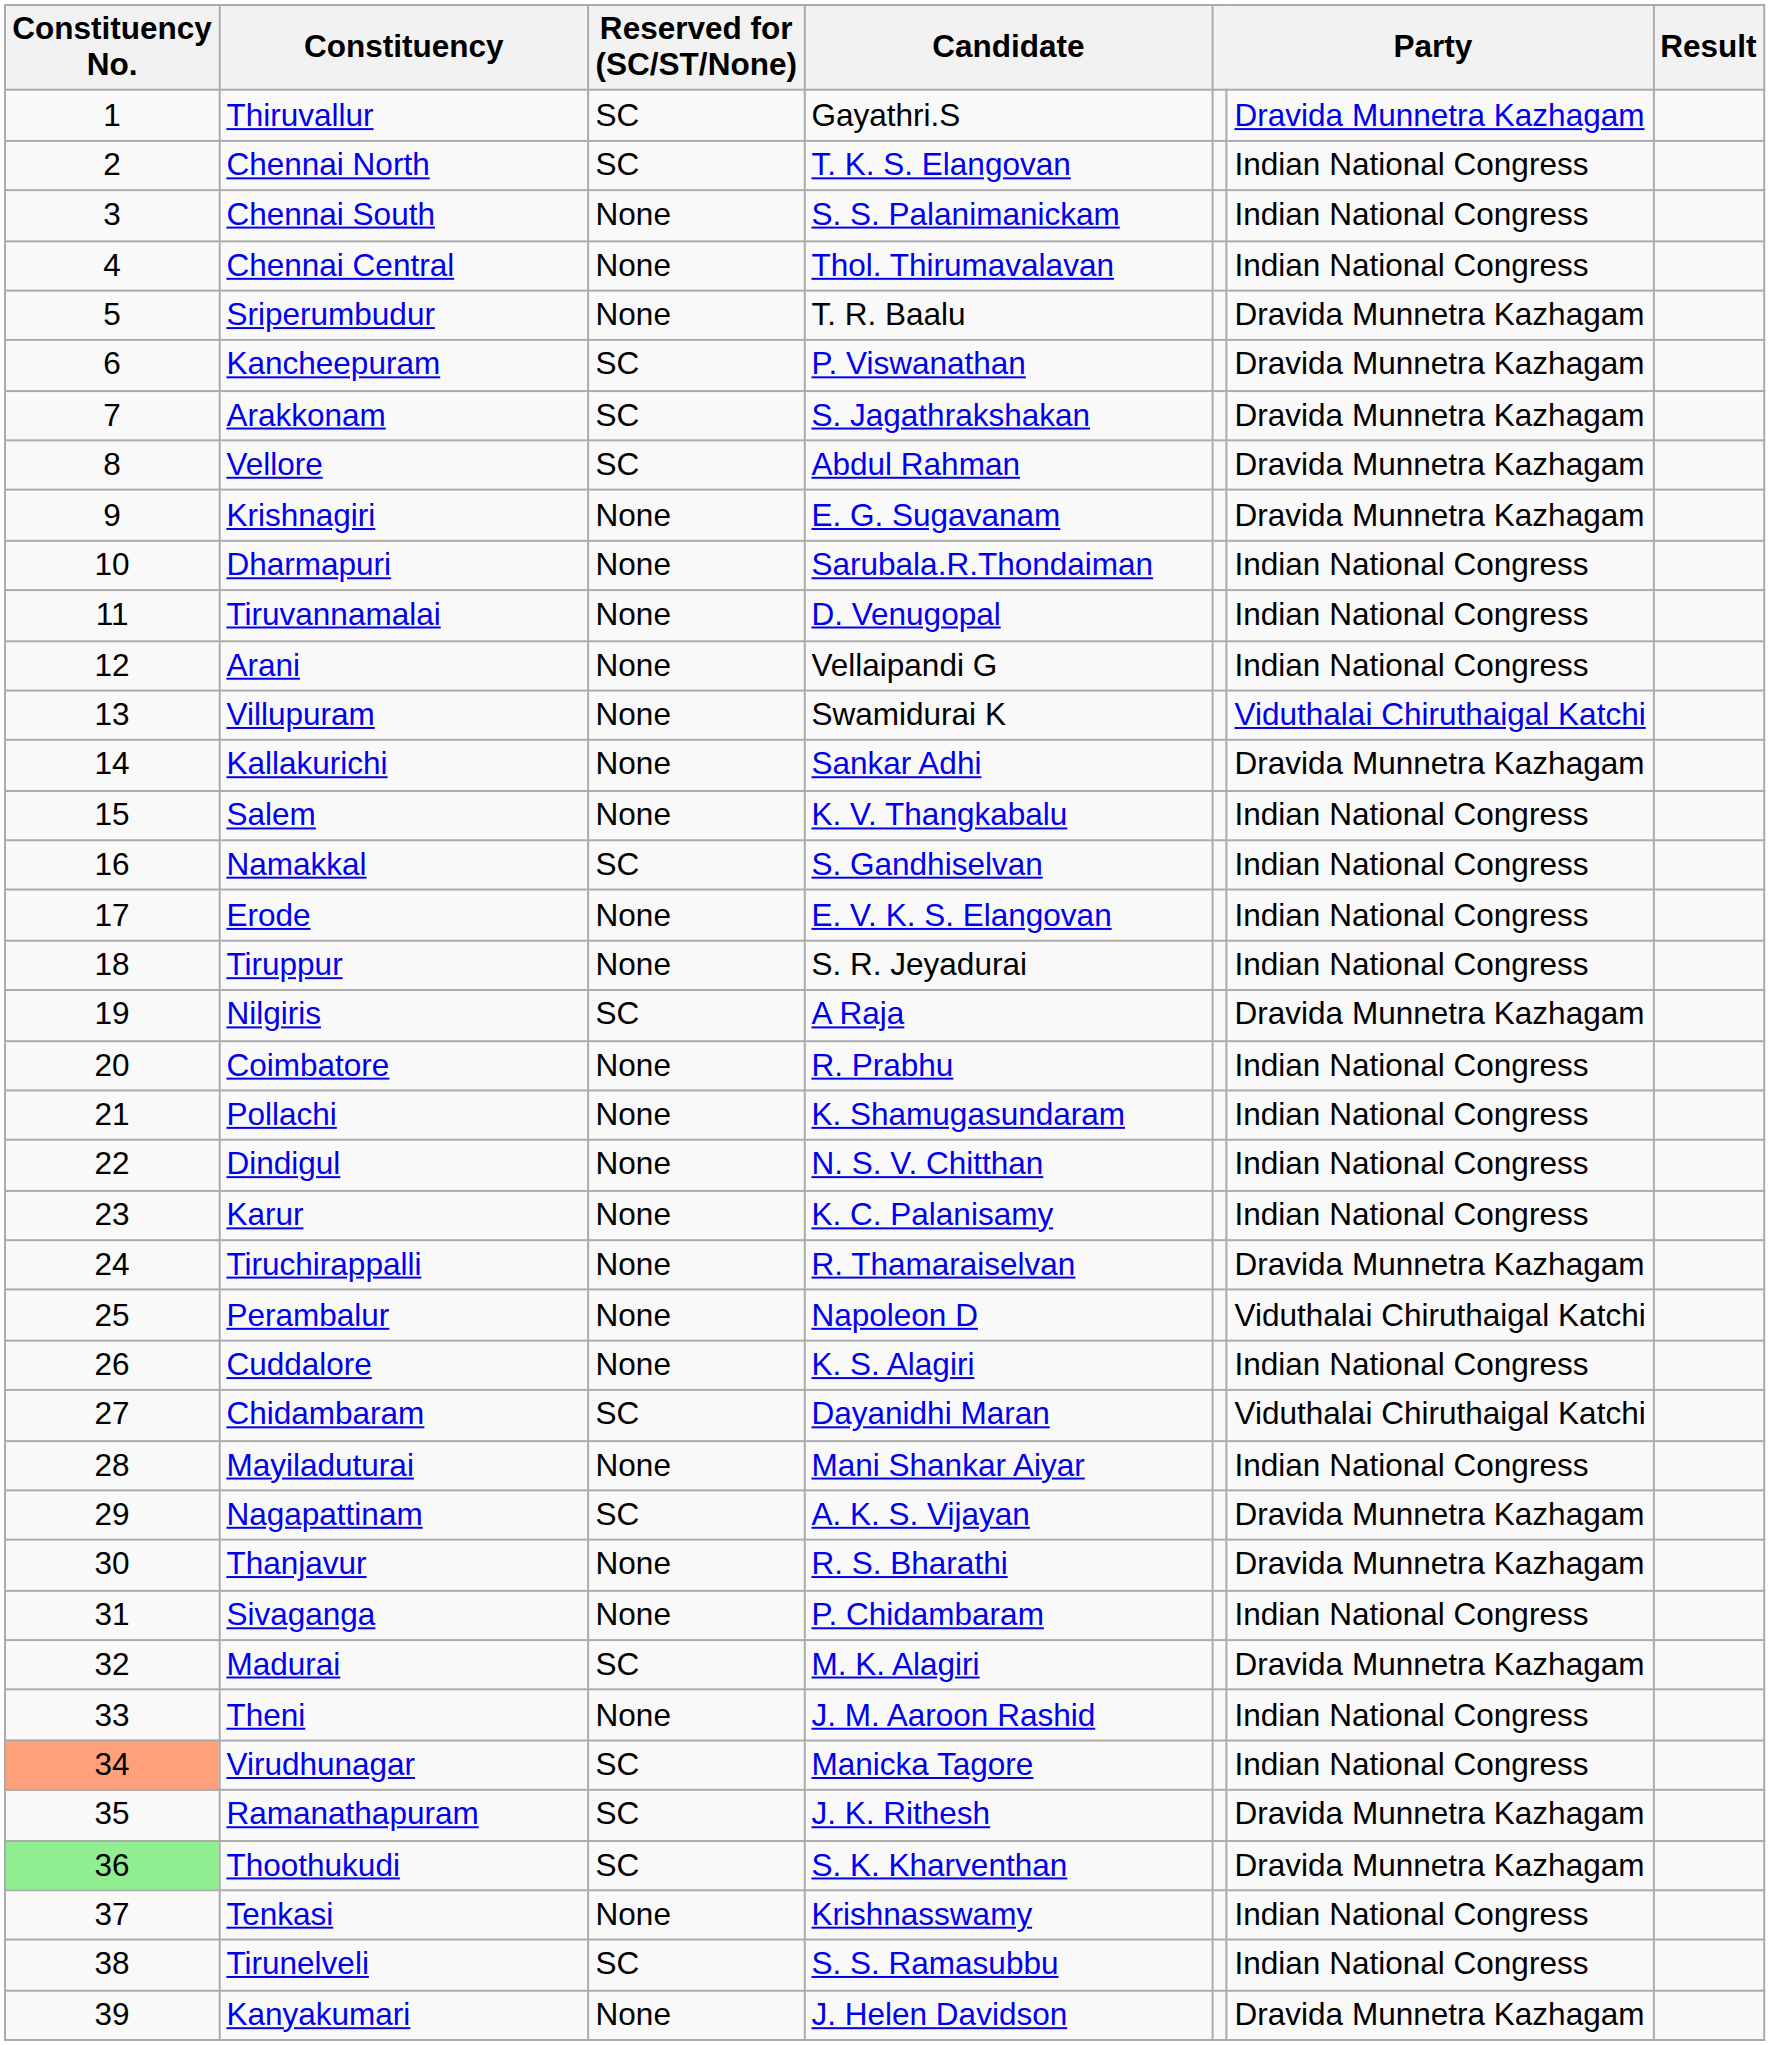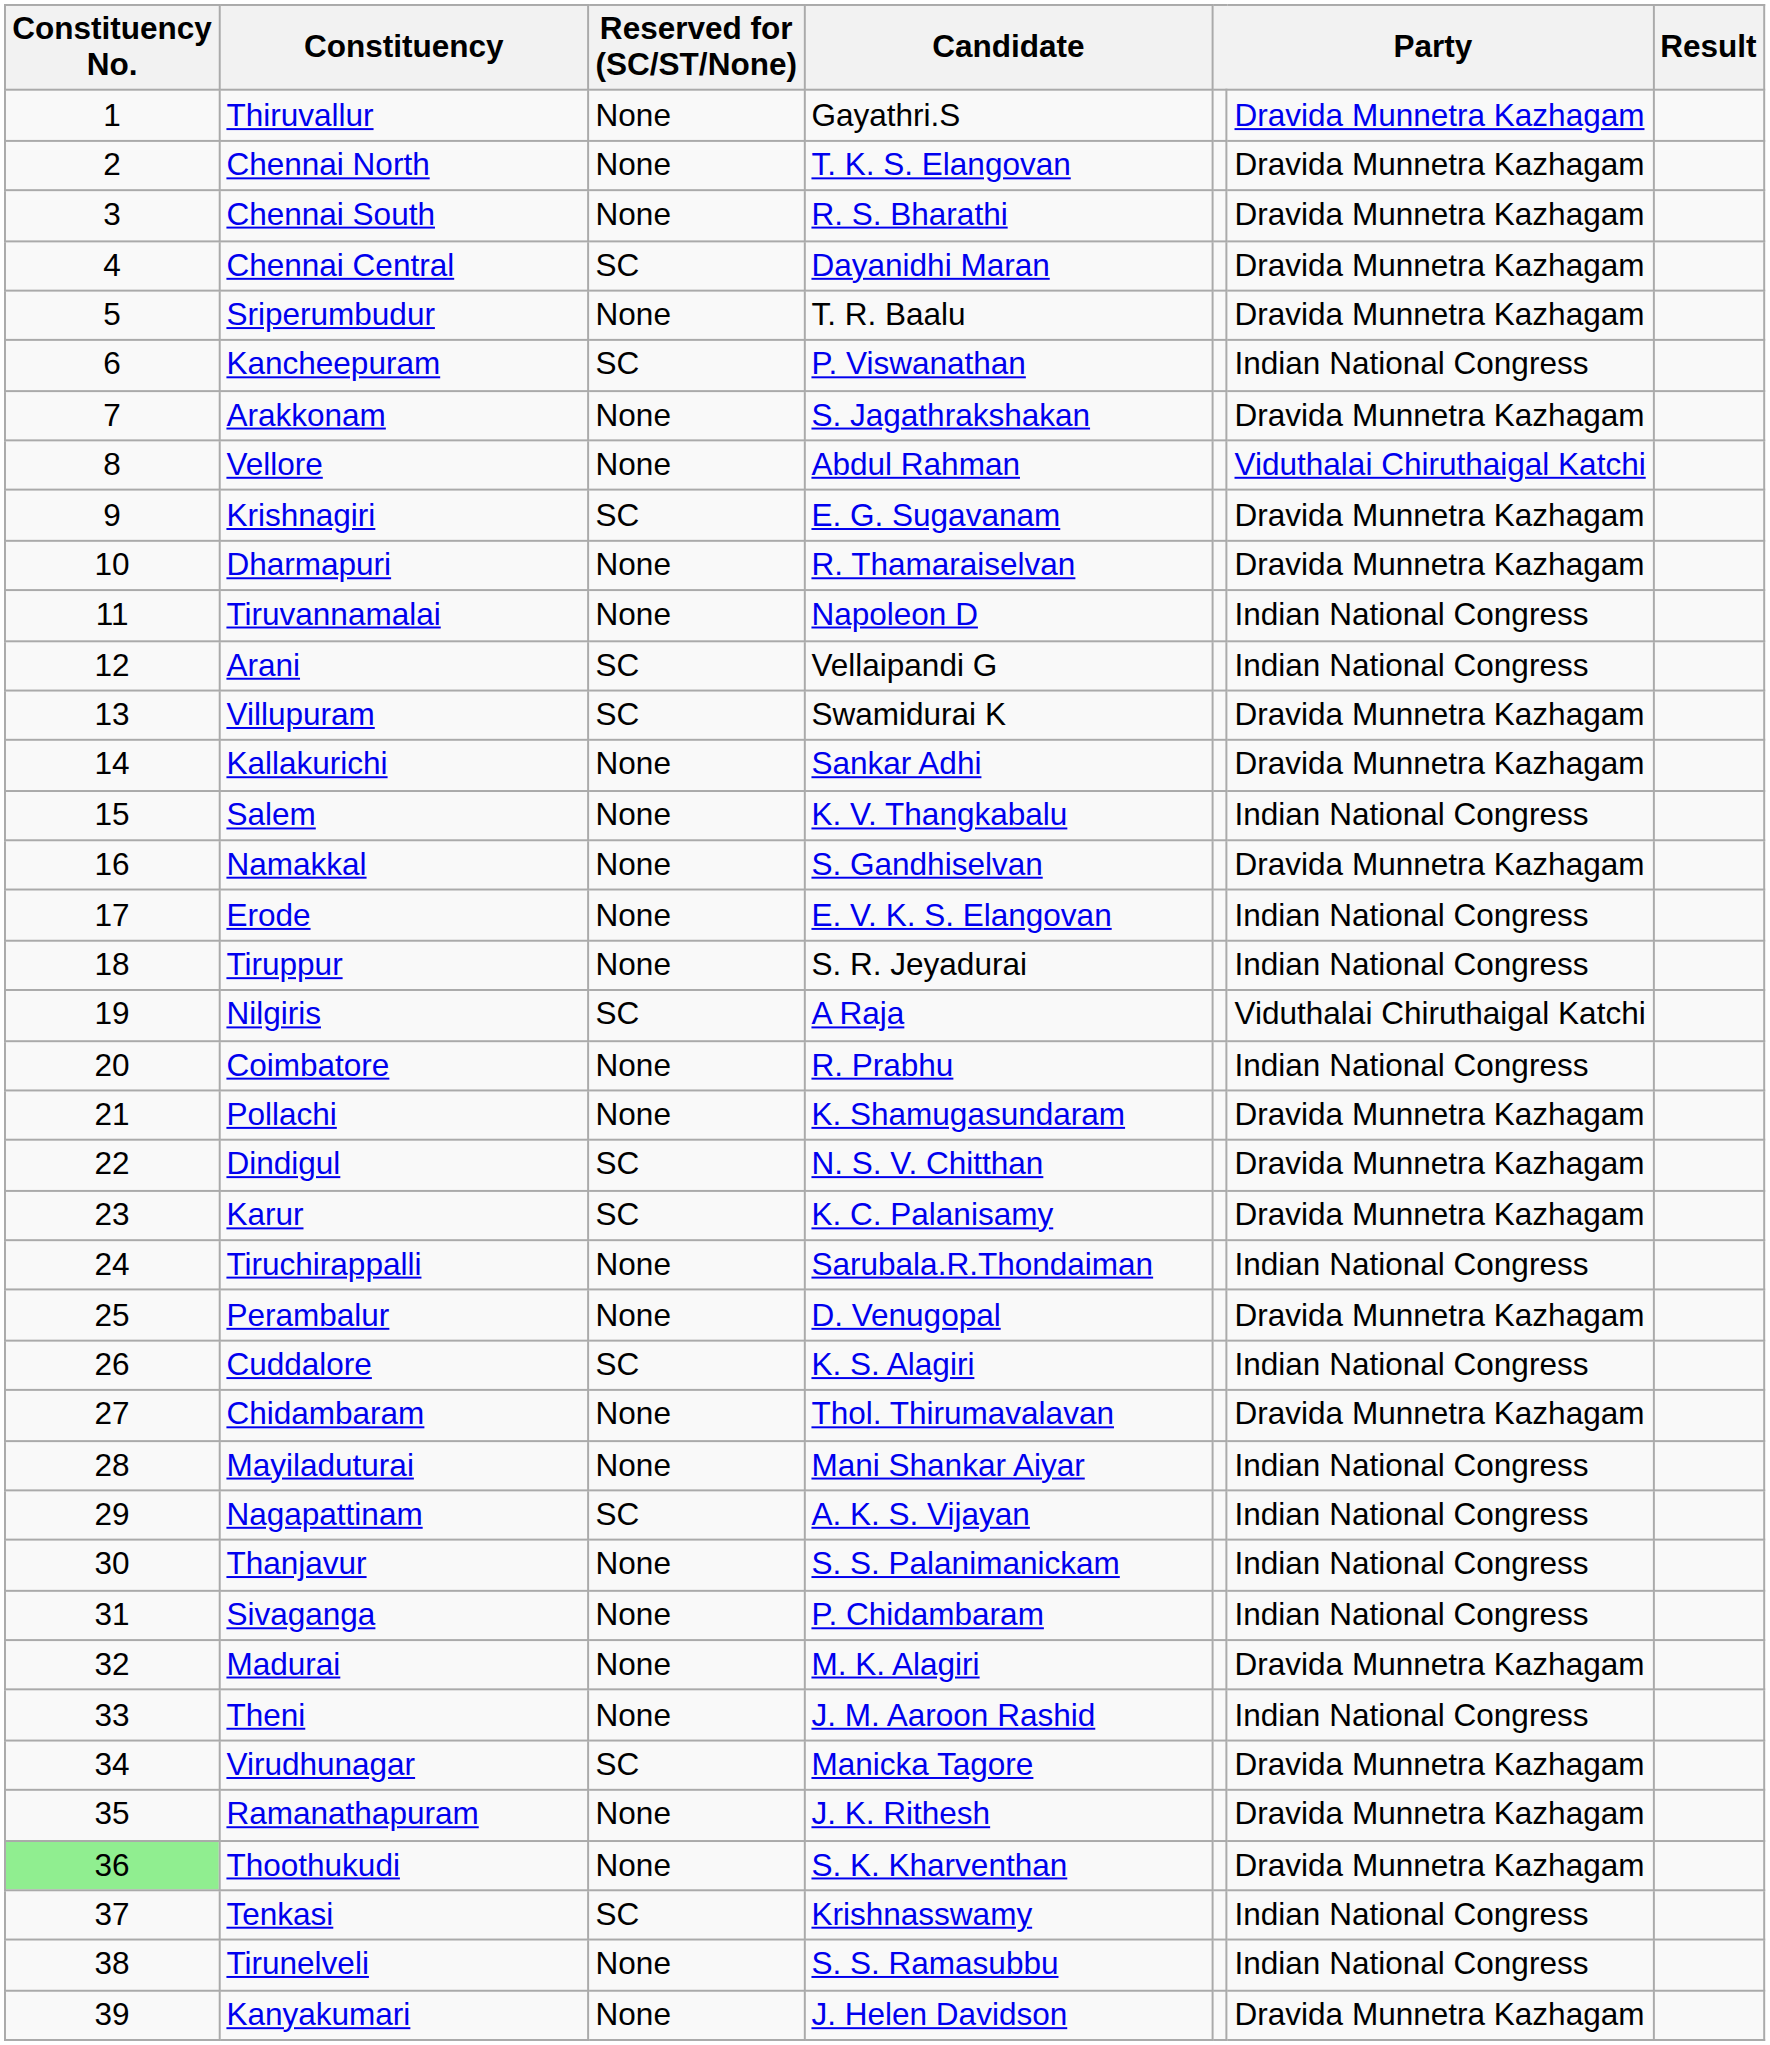(617, 114) SC -> (633, 114) None
(617, 164) SC -> (633, 164) None
(1411, 164) Indian National Congress -> (1439, 164) Dravida Munnetra Kazhagam
(966, 214) S. S. Palanimanickam -> (910, 214) R. S. Bharathi
(1411, 214) Indian National Congress -> (1439, 214) Dravida Munnetra Kazhagam
(633, 264) None -> (617, 264) SC
(963, 264) Thol. Thirumavalavan -> (931, 264) Dayanidhi Maran
(1411, 264) Indian National Congress -> (1439, 264) Dravida Munnetra Kazhagam
(1439, 364) Dravida Munnetra Kazhagam -> (1411, 364) Indian National Congress
(617, 414) SC -> (633, 414) None
(617, 464) SC -> (633, 464) None
(1439, 464) Dravida Munnetra Kazhagam -> (1440, 464) Viduthalai Chiruthaigal Katchi
(633, 514) None -> (617, 514) SC
(982, 564) Sarubala.R.Thondaiman -> (943, 564) R. Thamaraiselvan
(1411, 564) Indian National Congress -> (1439, 564) Dravida Munnetra Kazhagam
(906, 614) D. Venugopal -> (895, 614) Napoleon D
(633, 664) None -> (617, 664) SC
(633, 714) None -> (617, 714) SC
(1440, 714) Viduthalai Chiruthaigal Katchi -> (1439, 714) Dravida Munnetra Kazhagam
(617, 864) SC -> (633, 864) None
(1411, 864) Indian National Congress -> (1439, 864) Dravida Munnetra Kazhagam
(1439, 1014) Dravida Munnetra Kazhagam -> (1440, 1014) Viduthalai Chiruthaigal Katchi
(1411, 1114) Indian National Congress -> (1439, 1114) Dravida Munnetra Kazhagam
(633, 1164) None -> (617, 1164) SC
(1411, 1164) Indian National Congress -> (1439, 1164) Dravida Munnetra Kazhagam
(633, 1214) None -> (617, 1214) SC
(1411, 1214) Indian National Congress -> (1439, 1214) Dravida Munnetra Kazhagam
(943, 1264) R. Thamaraiselvan -> (982, 1264) Sarubala.R.Thondaiman
(1439, 1264) Dravida Munnetra Kazhagam -> (1411, 1264) Indian National Congress
(895, 1314) Napoleon D -> (906, 1314) D. Venugopal
(1440, 1314) Viduthalai Chiruthaigal Katchi -> (1439, 1314) Dravida Munnetra Kazhagam
(633, 1364) None -> (617, 1364) SC
(617, 1414) SC -> (633, 1414) None
(931, 1414) Dayanidhi Maran -> (963, 1414) Thol. Thirumavalavan
(1440, 1414) Viduthalai Chiruthaigal Katchi -> (1439, 1414) Dravida Munnetra Kazhagam
(1439, 1514) Dravida Munnetra Kazhagam -> (1411, 1514) Indian National Congress
(910, 1564) R. S. Bharathi -> (966, 1564) S. S. Palanimanickam
(1439, 1564) Dravida Munnetra Kazhagam -> (1411, 1564) Indian National Congress
(617, 1664) SC -> (633, 1664) None
(112, 1764) lightsalmon background -> (112, 1764) no background
(1411, 1764) Indian National Congress -> (1439, 1764) Dravida Munnetra Kazhagam
(617, 1814) SC -> (633, 1814) None
(617, 1864) SC -> (633, 1864) None
(633, 1914) None -> (617, 1914) SC
(617, 1964) SC -> (633, 1964) None
